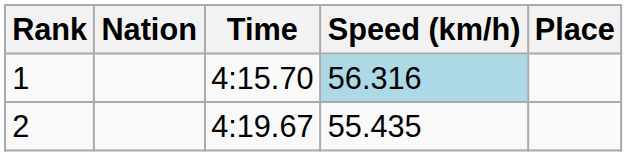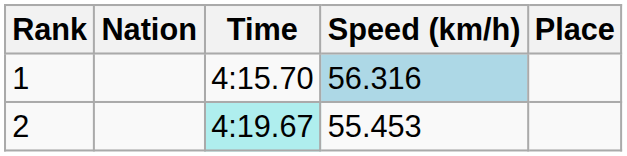(262, 127) no background -> (262, 127) paleturquoise background
(375, 127) 55.435 -> (375, 127) 55.453
